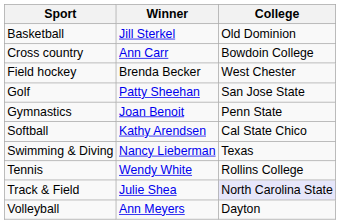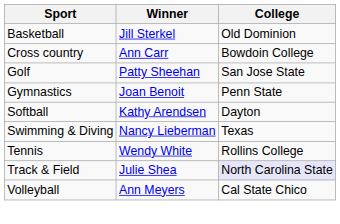- row: (42, 72)
(264, 131) Cal State Chico -> (241, 111) Dayton
(241, 209) Dayton -> (264, 190) Cal State Chico
